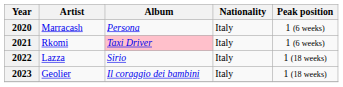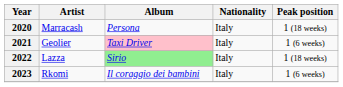(305, 27) 1 (6 weeks) -> (305, 27) 1 (18 weeks)
(55, 43) Rkomi -> (56, 43) Geolier
(117, 58) no background -> (117, 58) lightgreen background
(56, 74) Geolier -> (55, 74) Rkomi
(305, 74) 1 (18 weeks) -> (305, 74) 1 (6 weeks)
